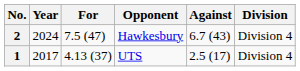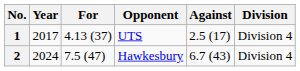rows swapped: (17, 55) <-> (17, 35)
